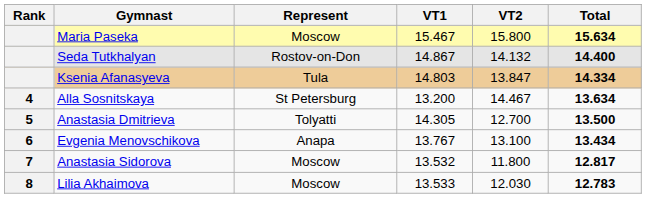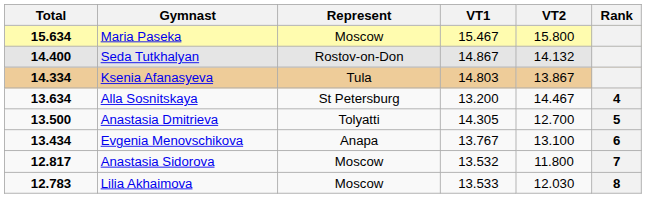columns swapped: (29, 15) <-> (595, 15)
(511, 78) 13.847 -> (554, 78) 13.867
